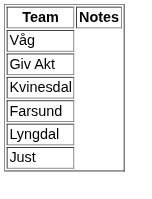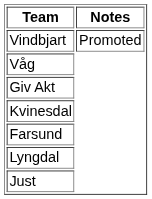+ row: (38, 40)
